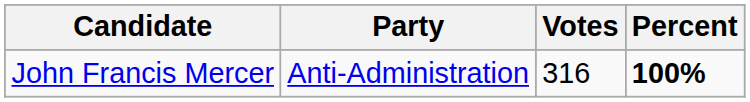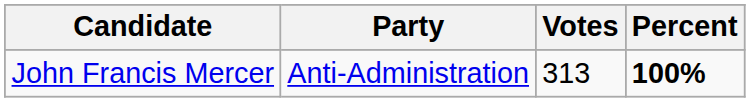(566, 73) 316 -> (566, 73) 313
